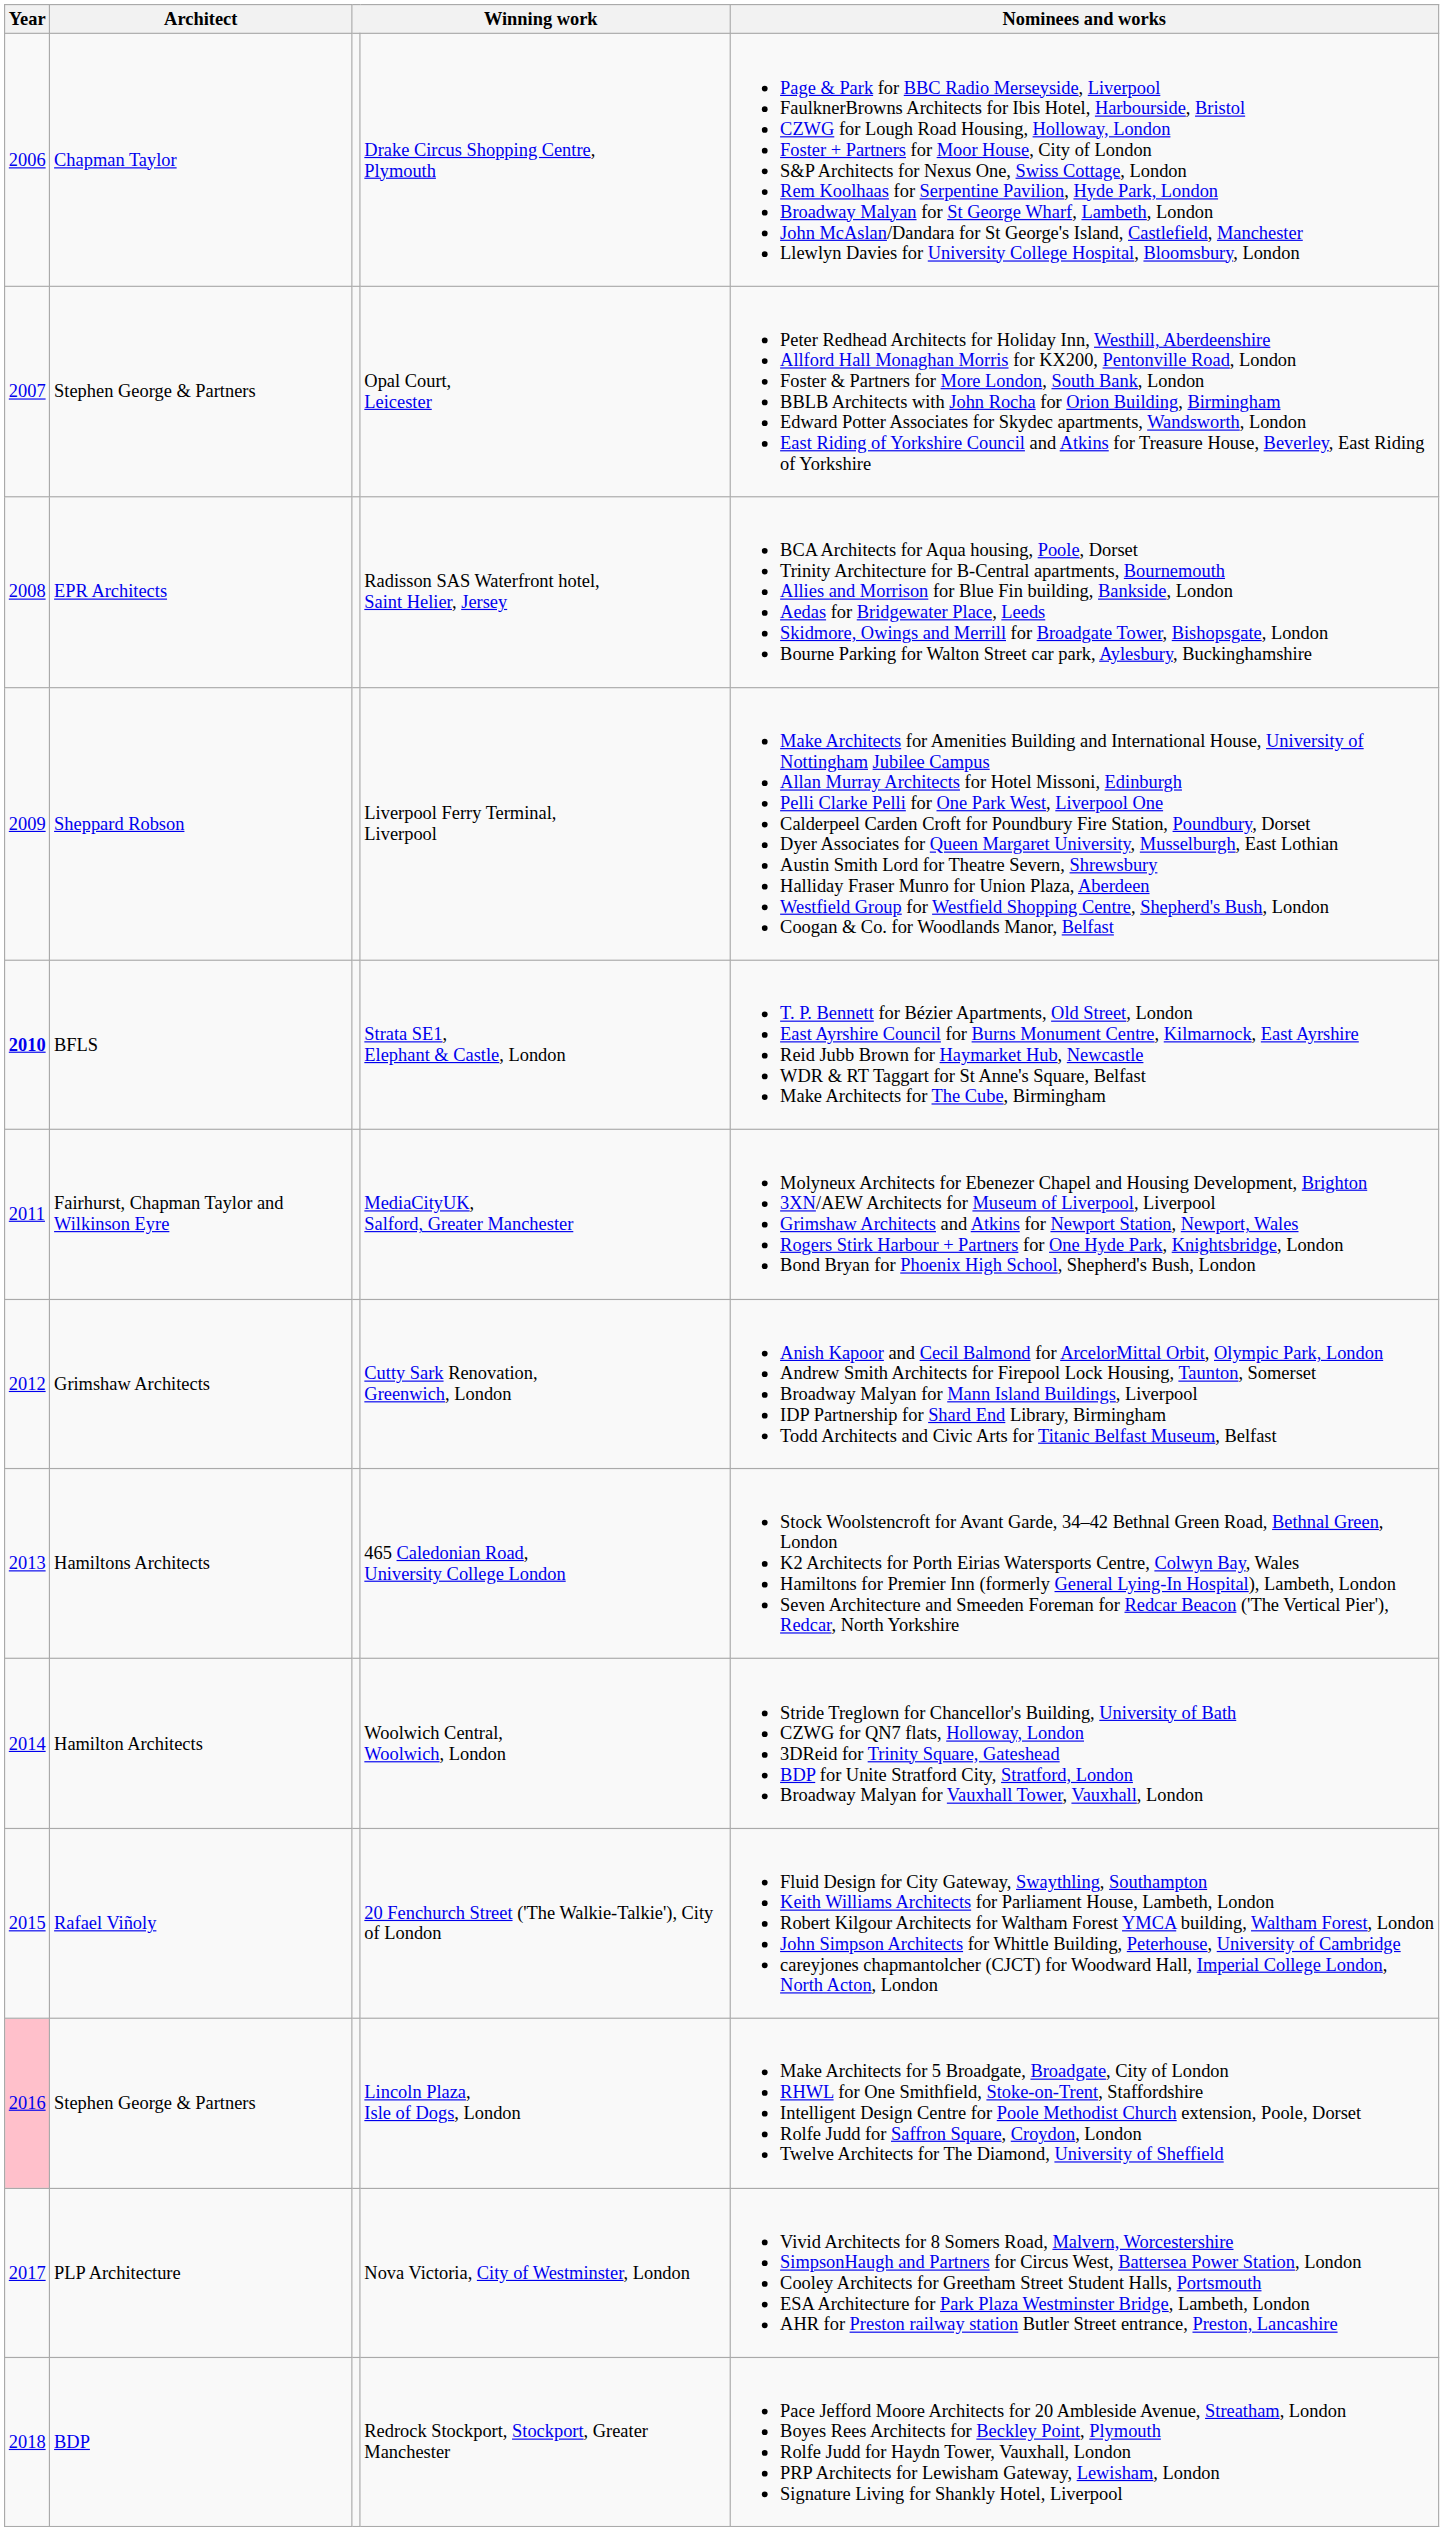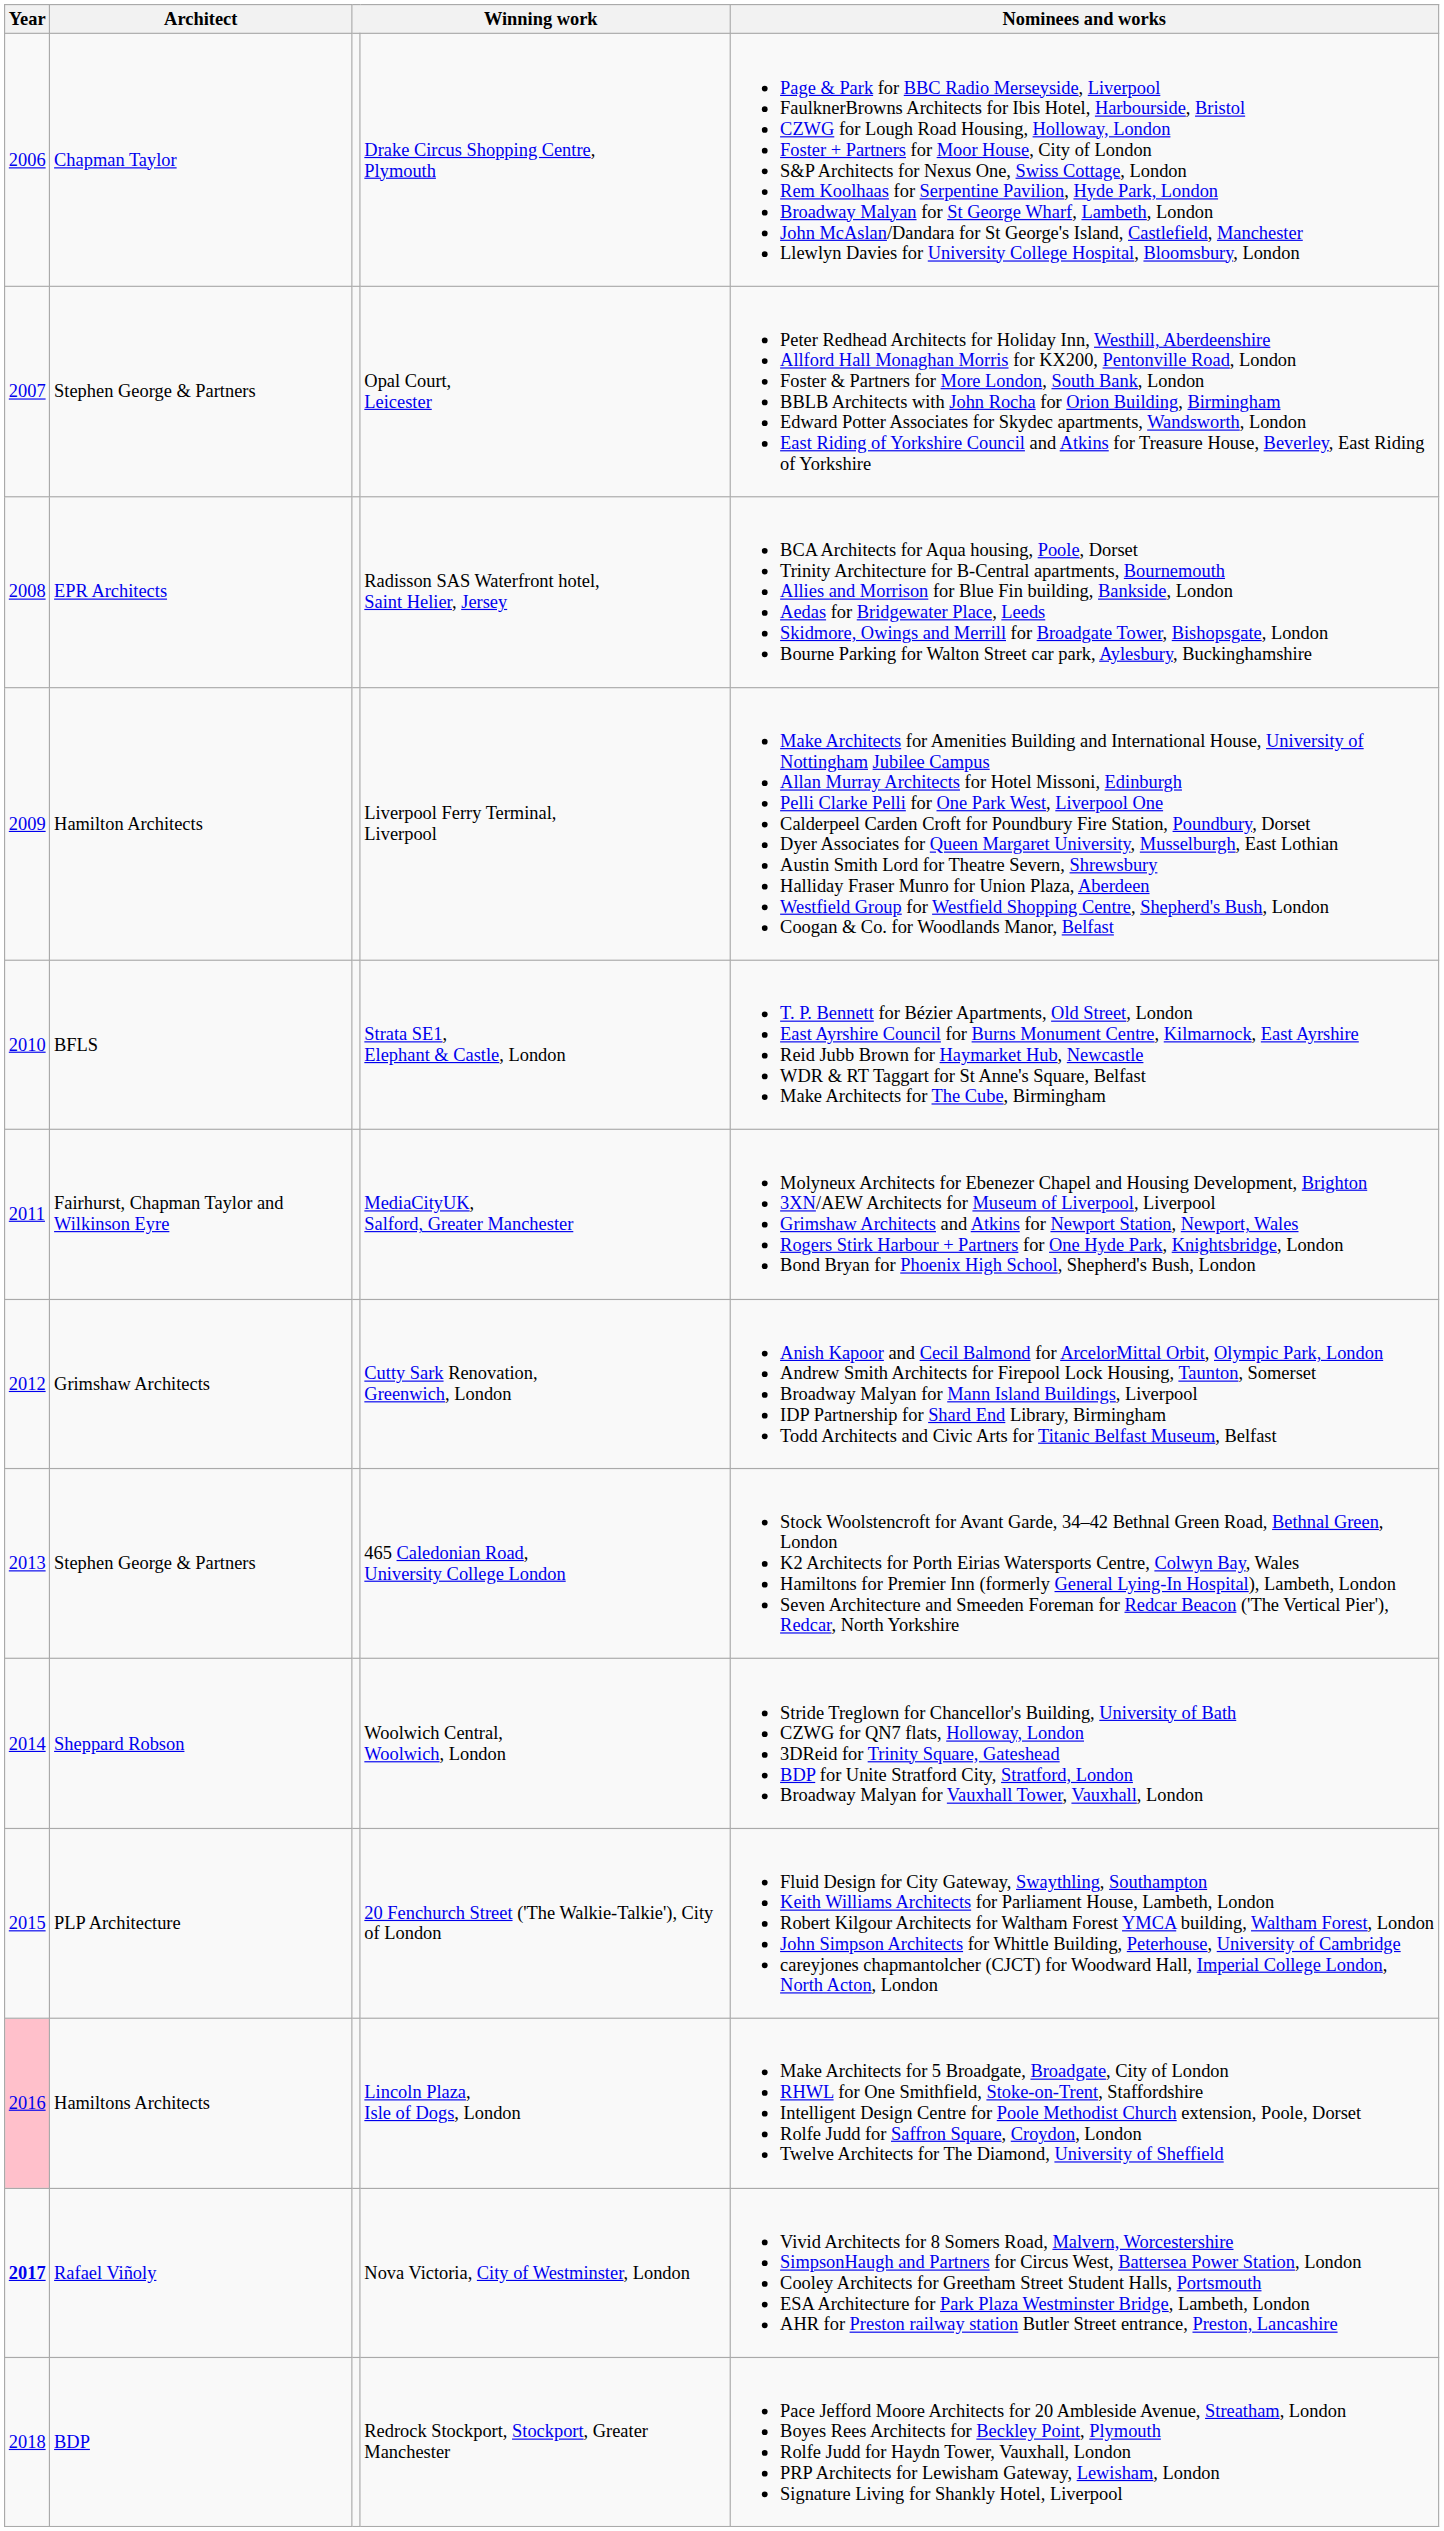(119, 823) Sheppard Robson -> (128, 823) Hamilton Architects
(27, 1044) bold -> (27, 1044) normal
(132, 1563) Hamiltons Architects -> (155, 1563) Stephen George & Partners
(128, 1743) Hamilton Architects -> (119, 1743) Sheppard Robson
(105, 1923) Rafael Viñoly -> (117, 1923) PLP Architecture
(155, 2103) Stephen George & Partners -> (132, 2103) Hamiltons Architects
(27, 2272) normal -> (27, 2272) bold
(117, 2272) PLP Architecture -> (105, 2272) Rafael Viñoly
